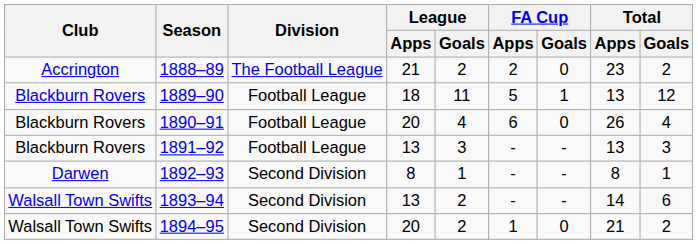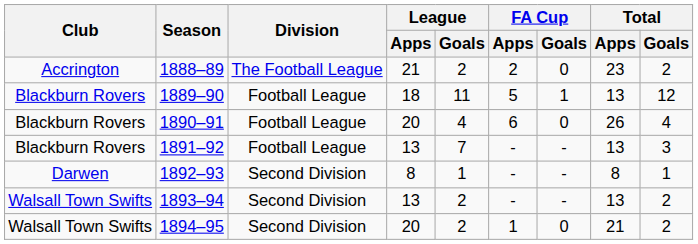(462, 148) 3 -> (462, 148) 7
(615, 200) 14 -> (615, 200) 13
(666, 200) 6 -> (666, 200) 2
